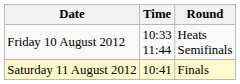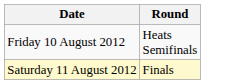- column: (157, 14)
